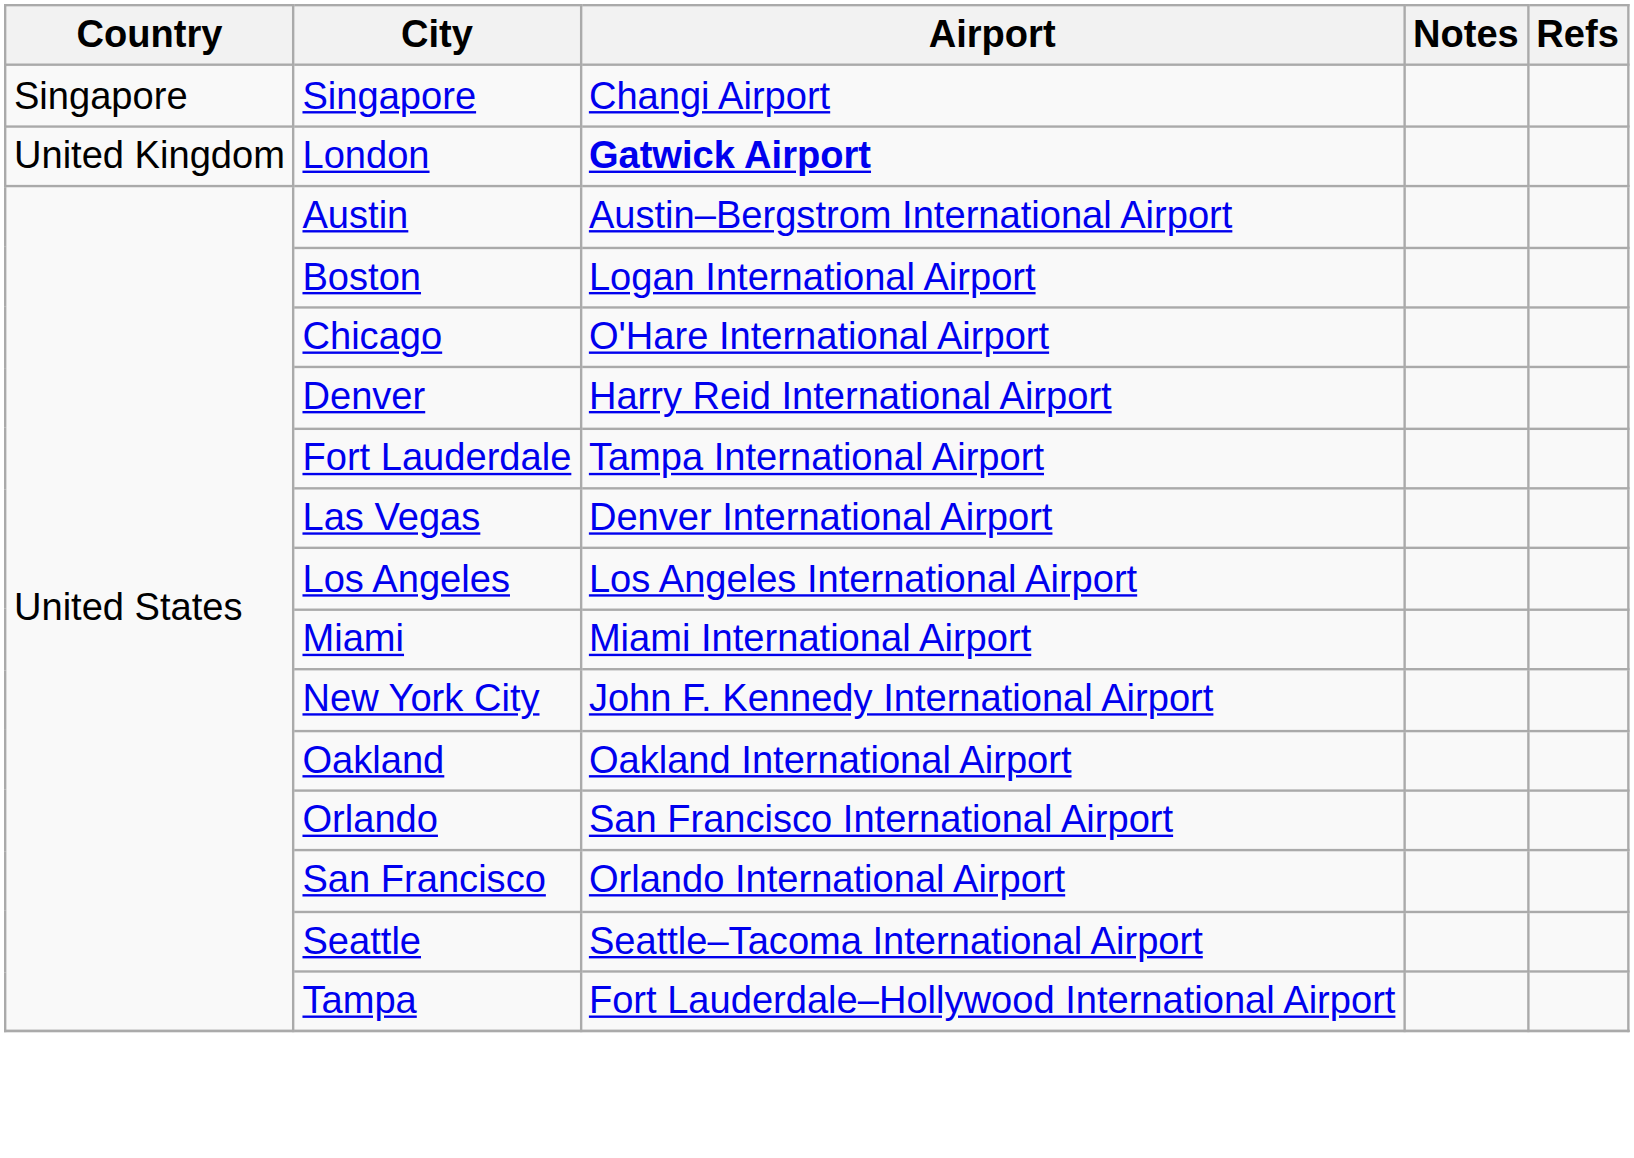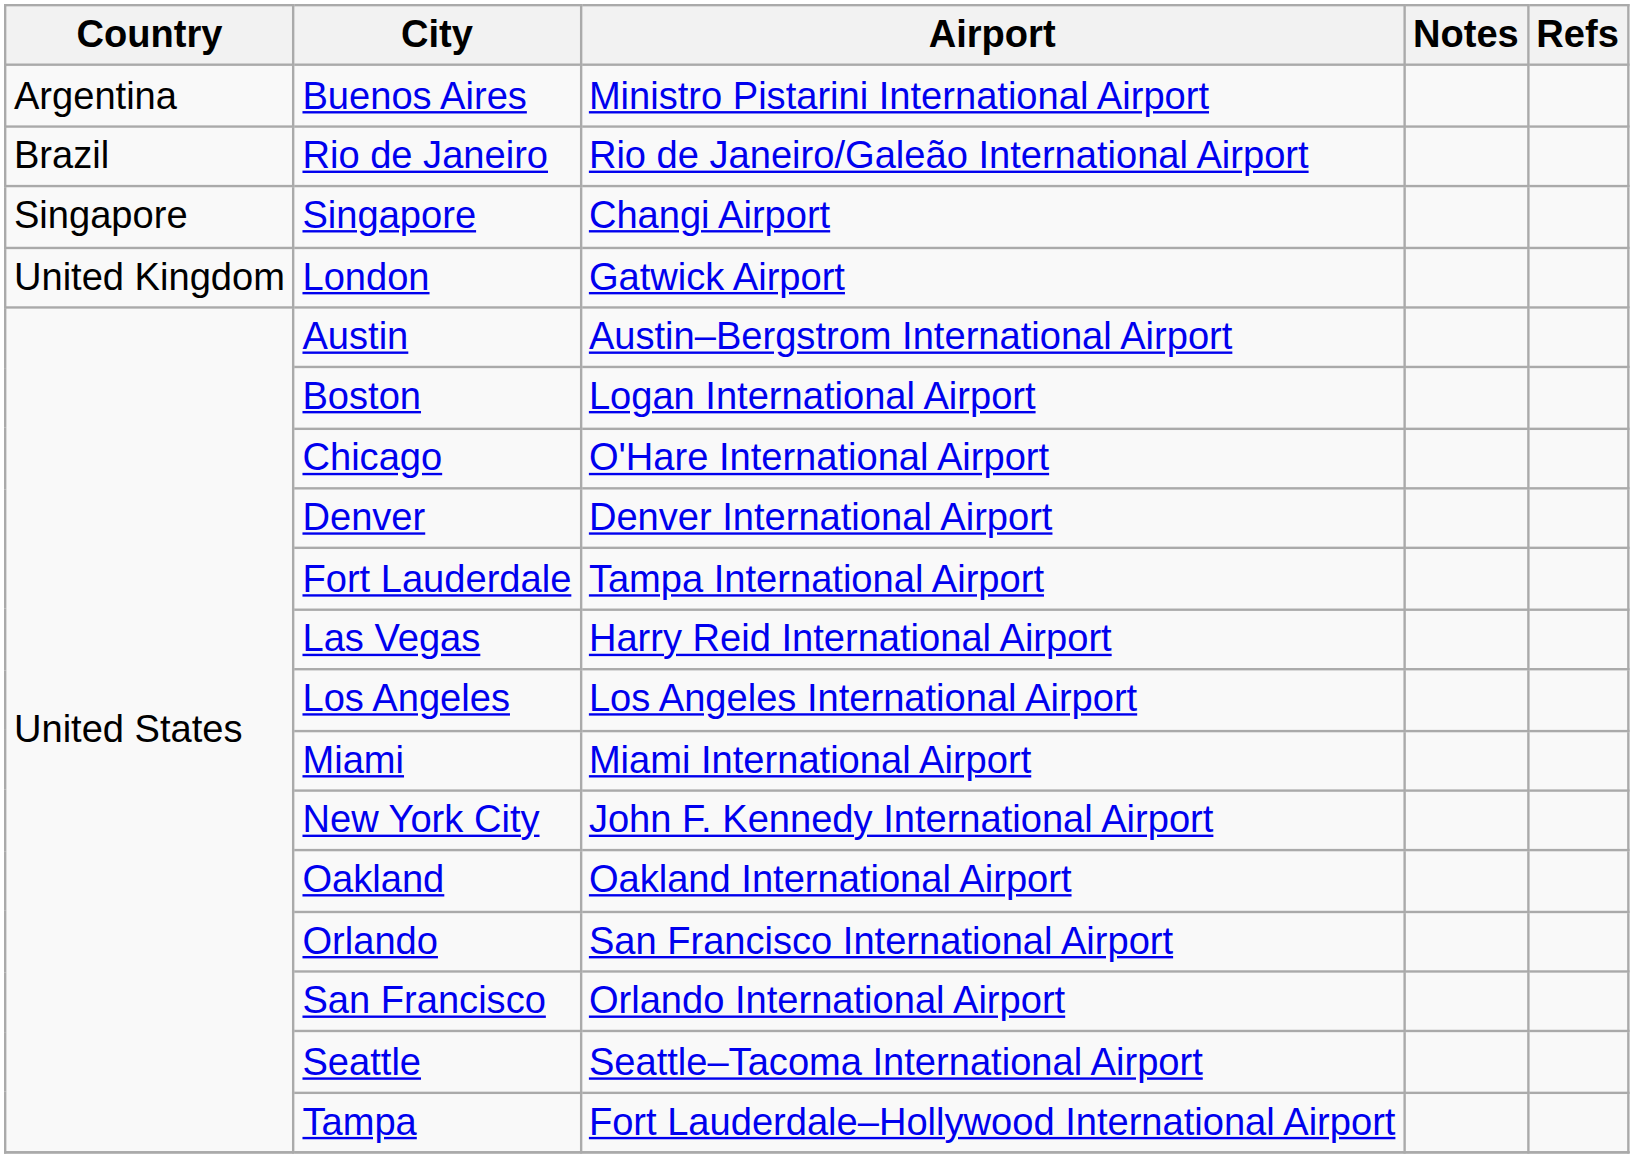+ row: (415, 95)
+ row: (425, 155)
(730, 155) bold -> (717, 276) normal
(850, 397) Harry Reid International Airport -> (821, 517) Denver International Airport
(821, 517) Denver International Airport -> (850, 638) Harry Reid International Airport
